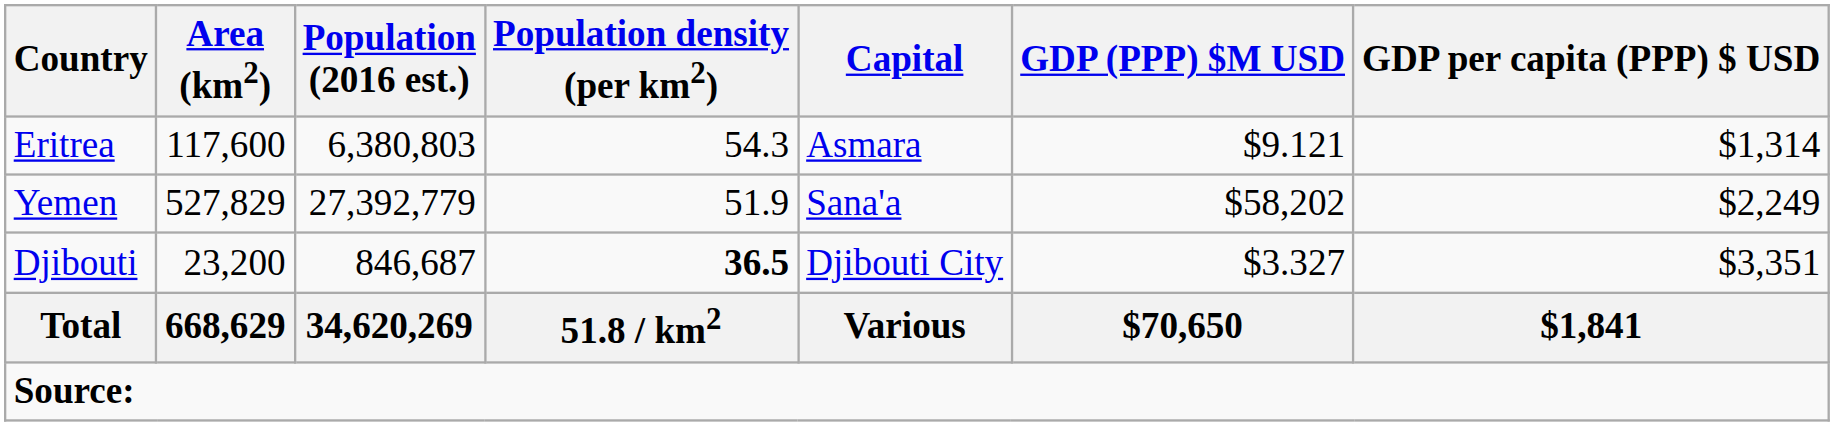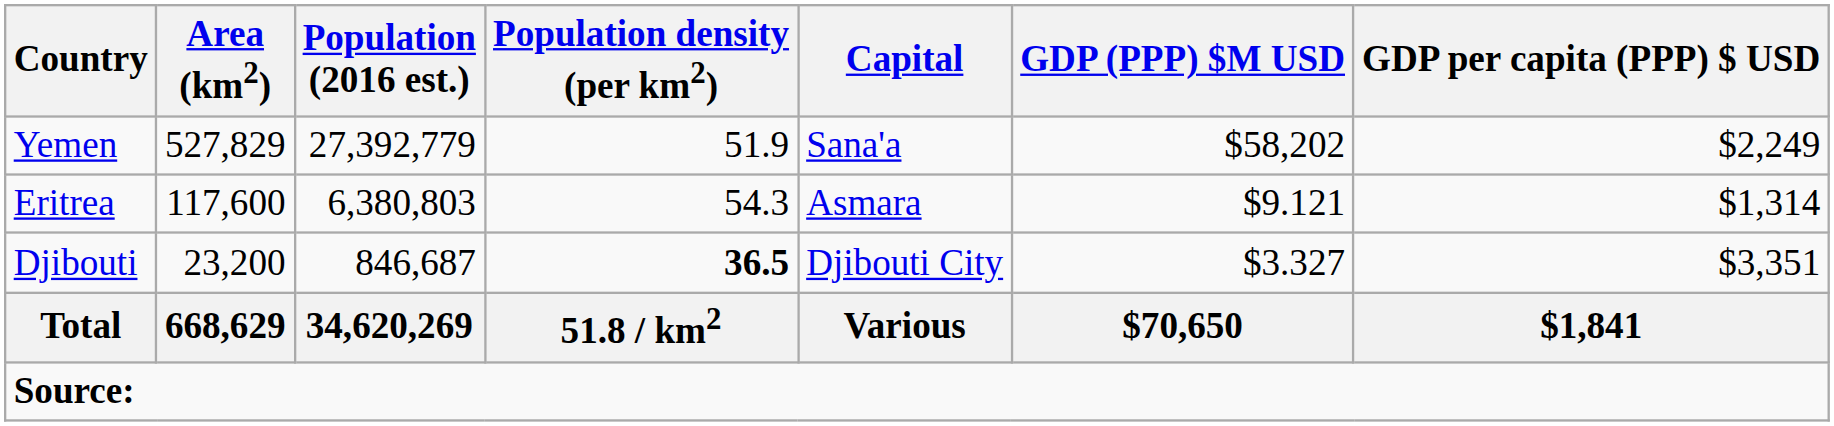rows swapped: (65, 203) <-> (64, 144)
